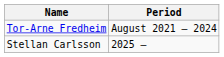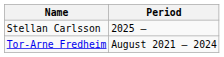rows swapped: (57, 28) <-> (54, 44)
